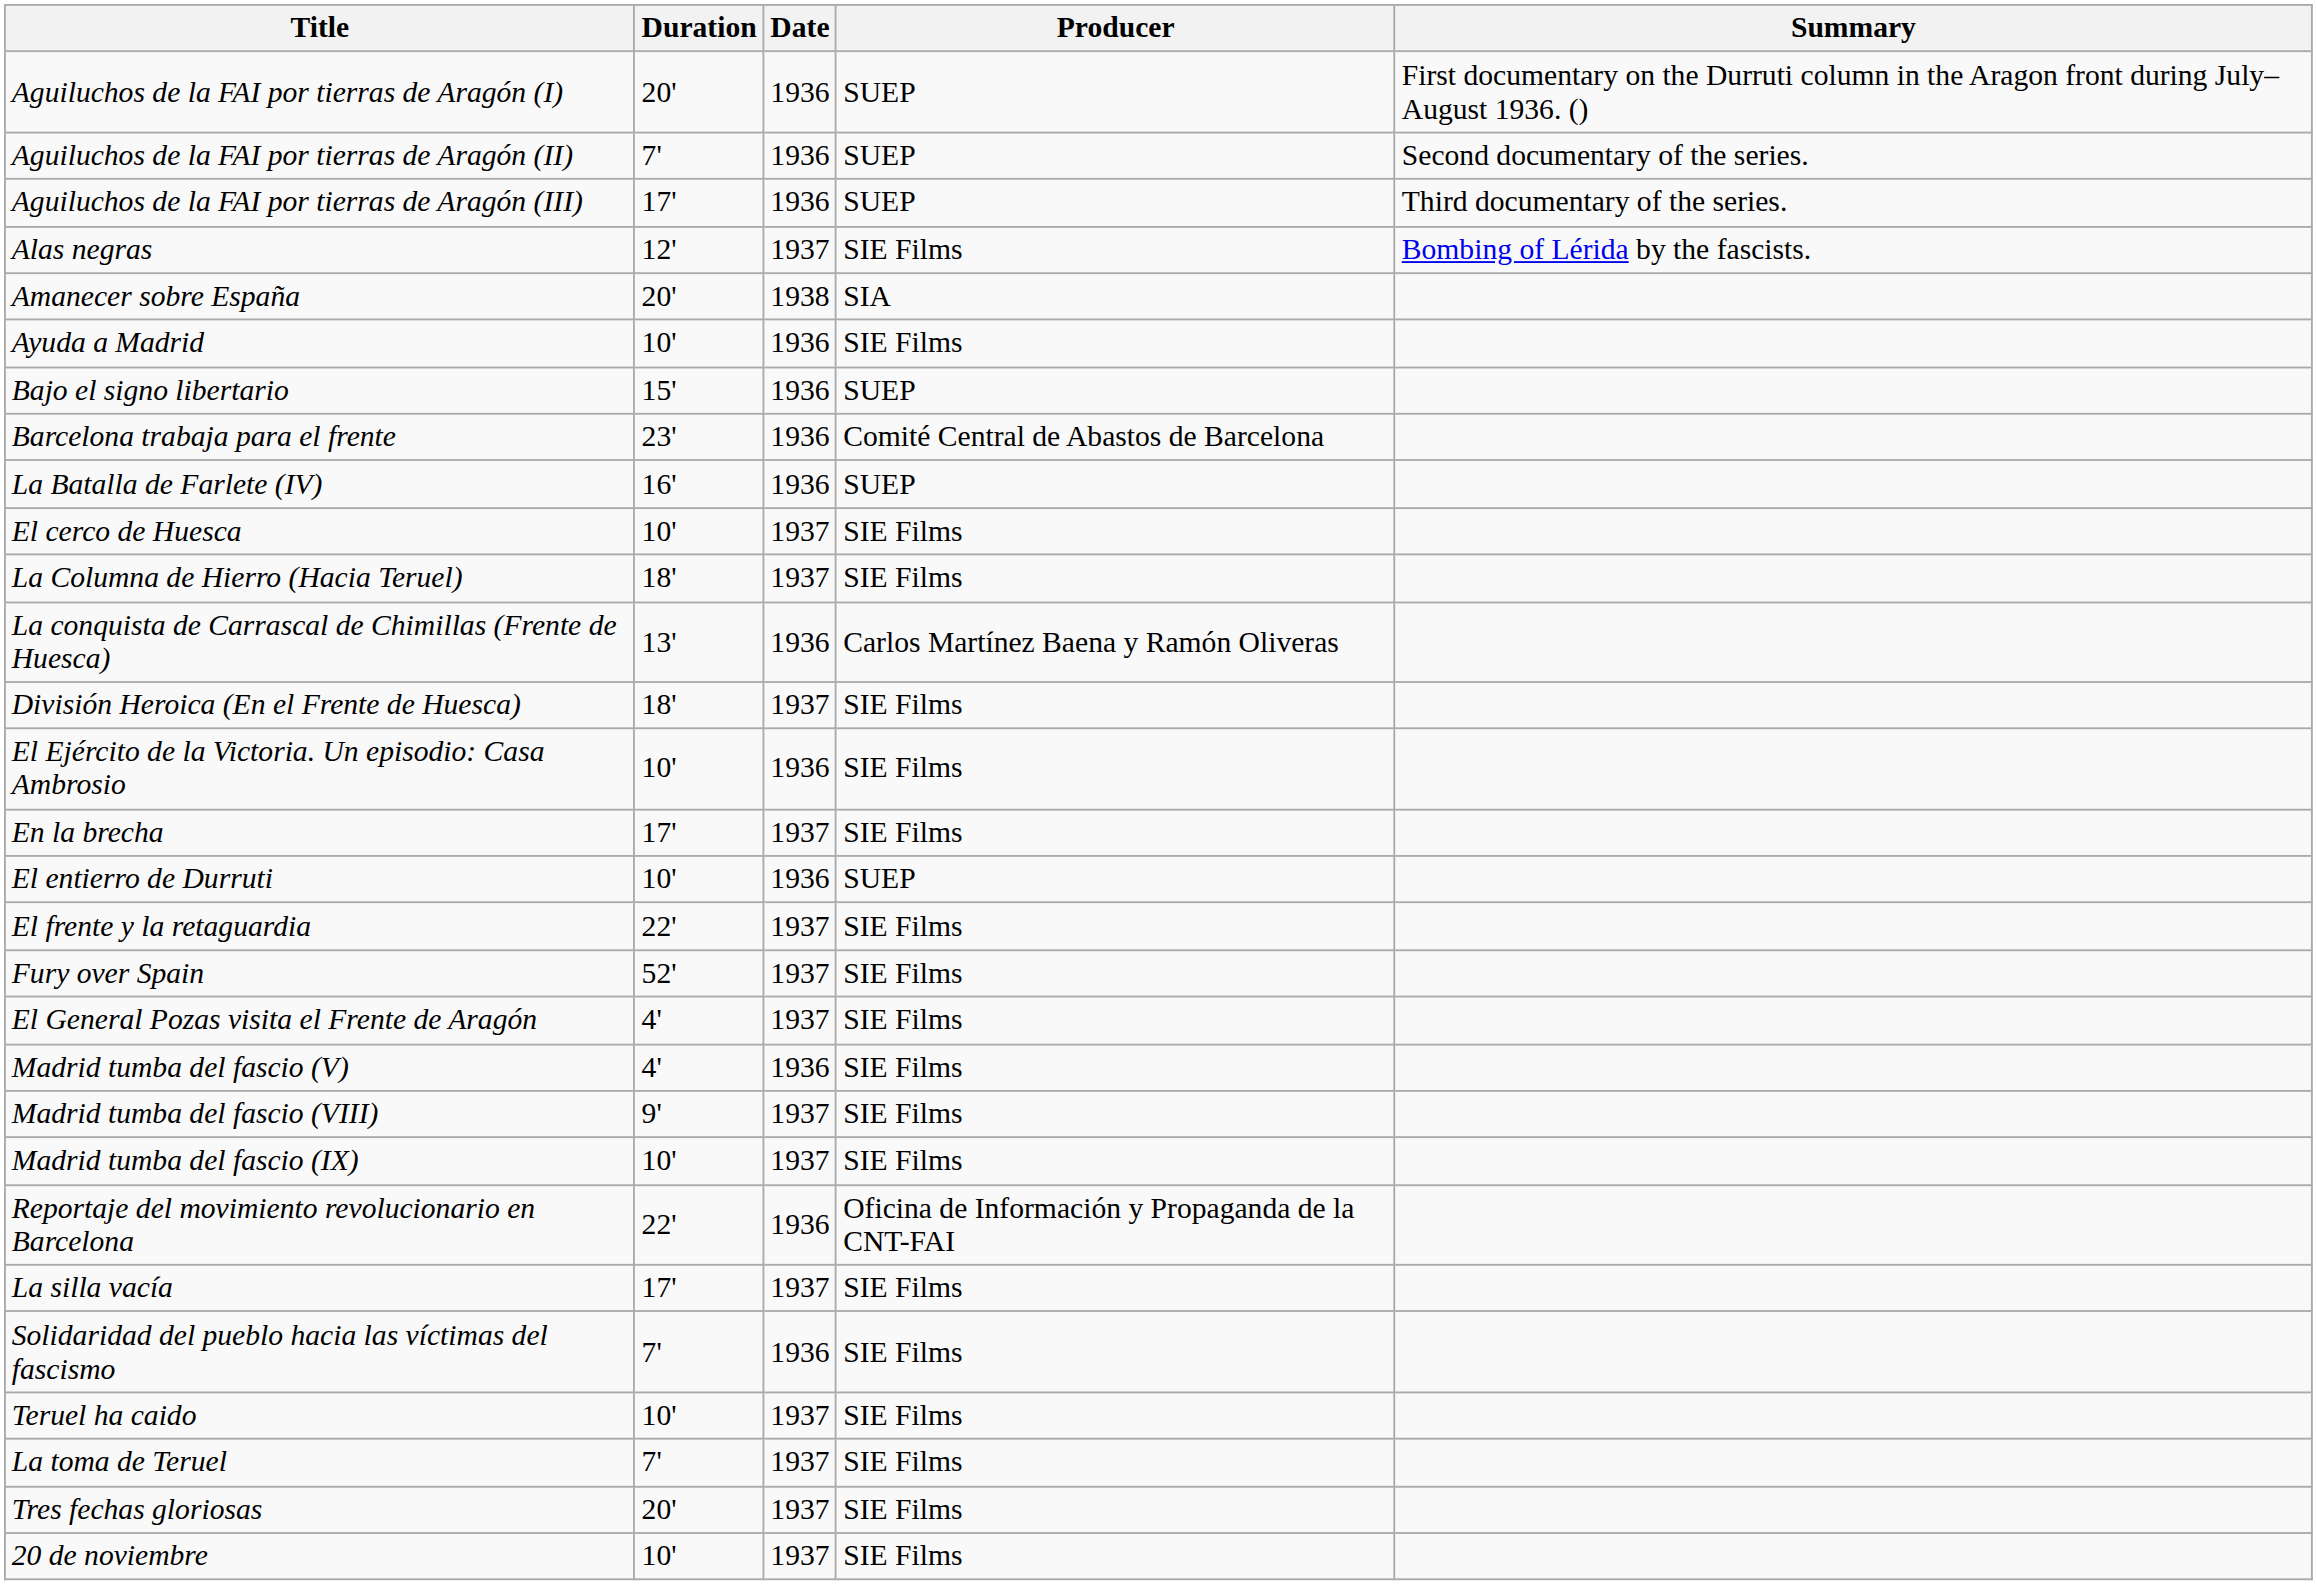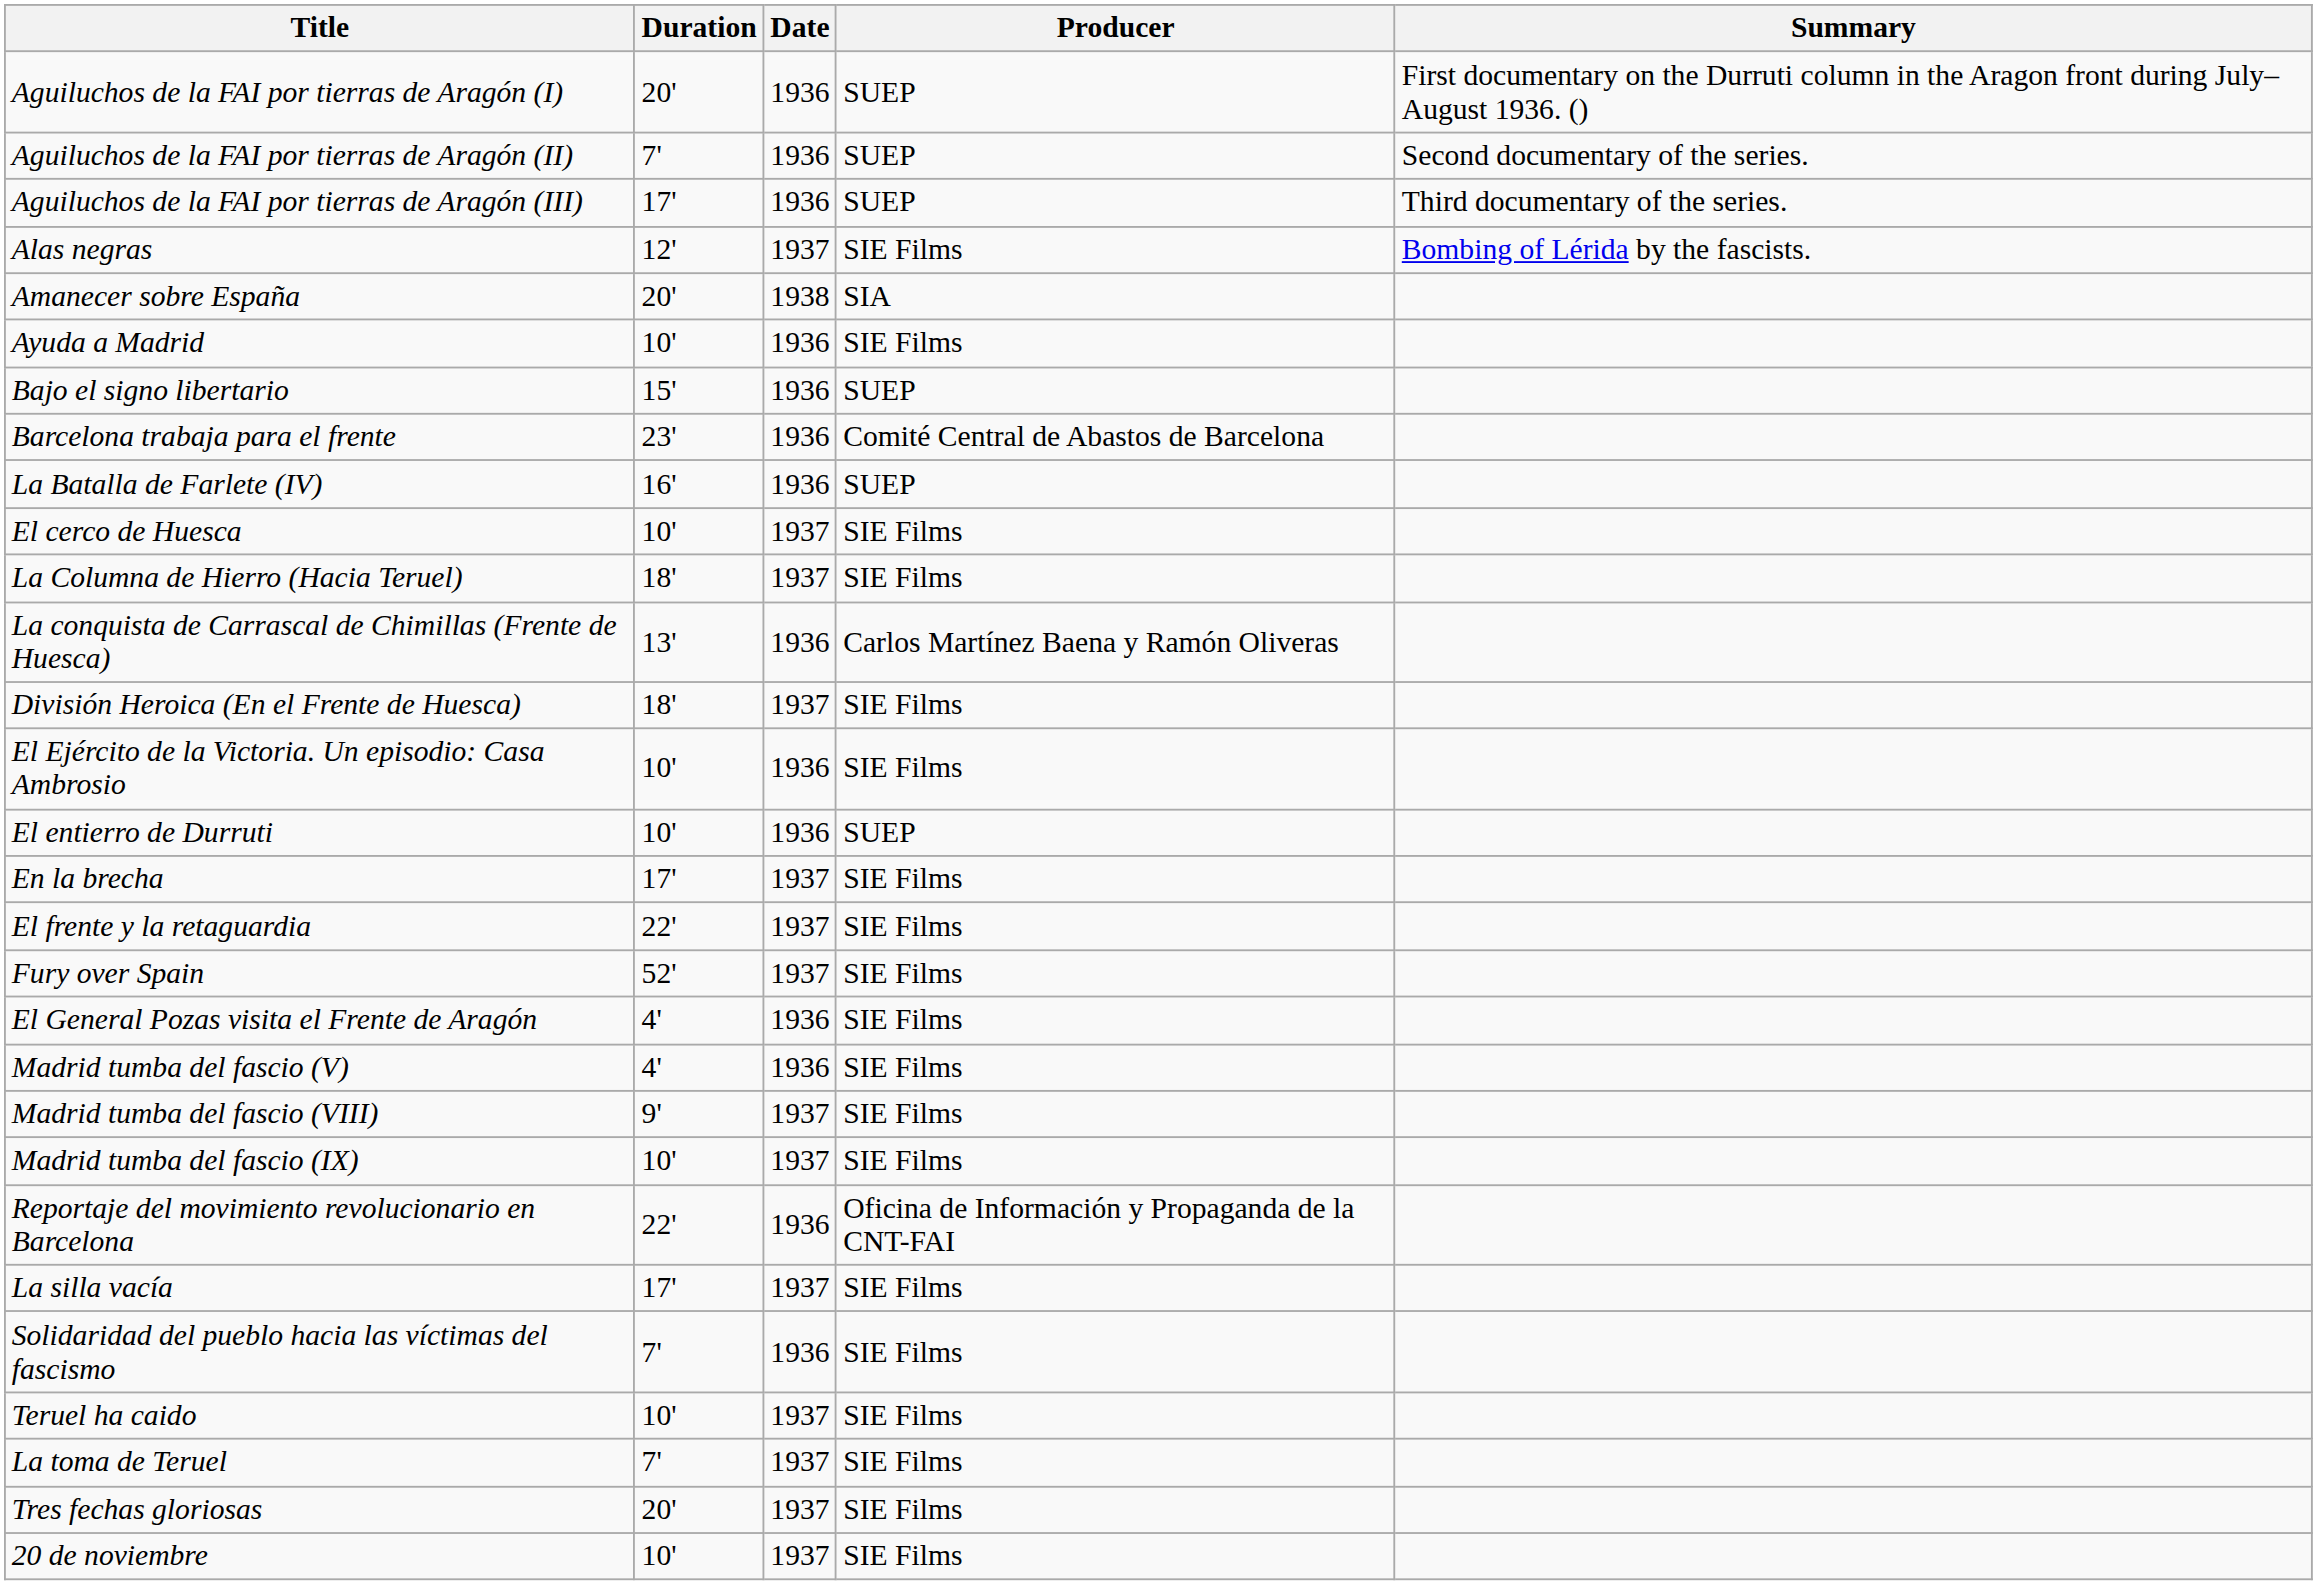rows swapped: (88, 832) <-> (142, 878)
(800, 1019) 1937 -> (800, 1019) 1936
